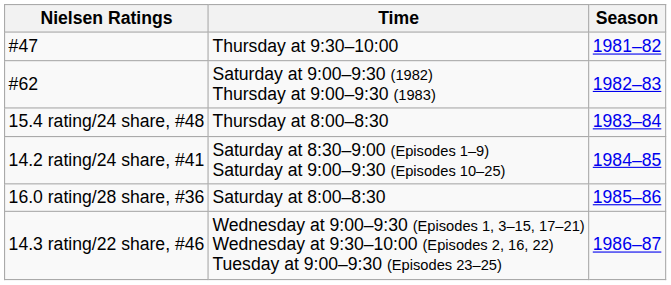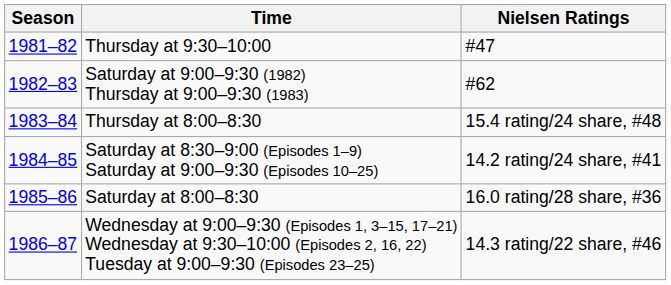columns swapped: (627, 18) <-> (106, 18)
